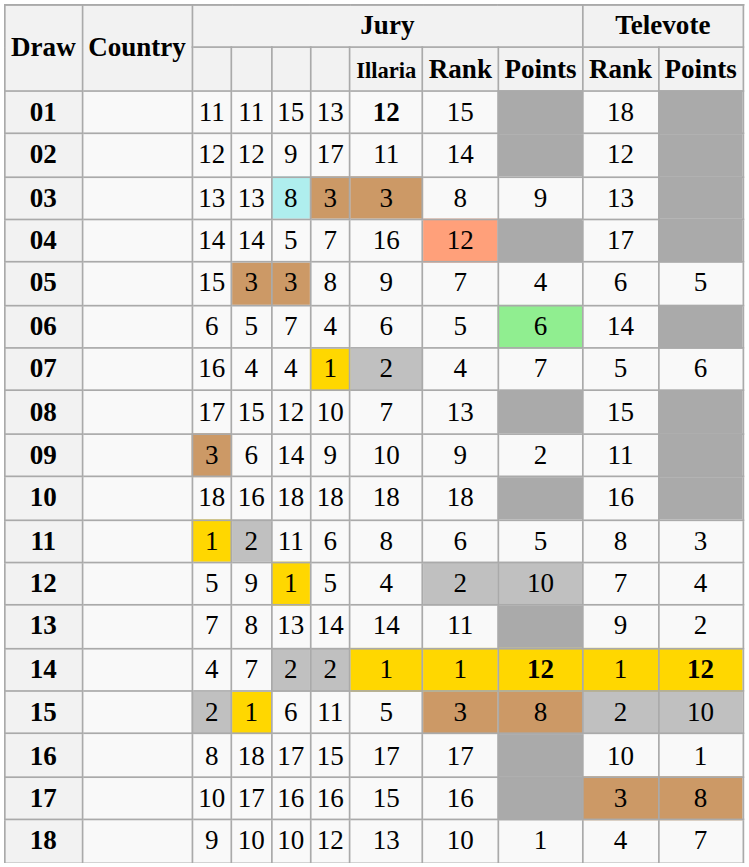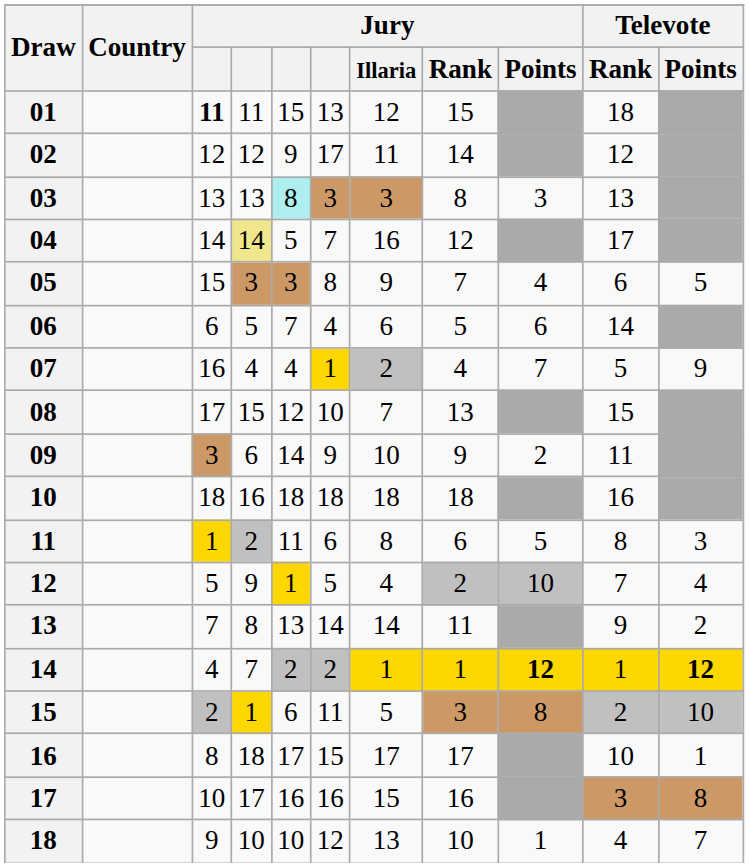(212, 111) normal -> (212, 111) bold
(386, 111) bold -> (386, 111) normal
(540, 197) 9 -> (540, 197) 3
(251, 240) no background -> (251, 240) khaki background
(460, 240) lightsalmon background -> (460, 240) no background
(540, 326) lightgreen background -> (540, 326) no background
(701, 369) 6 -> (701, 369) 9
